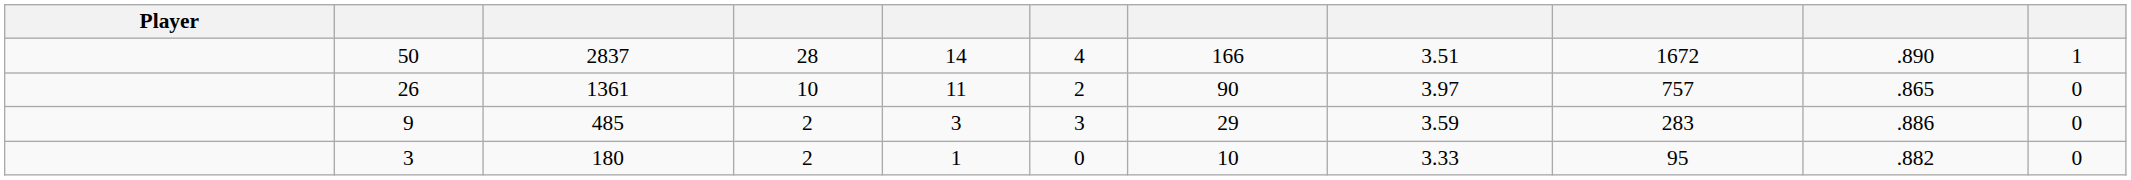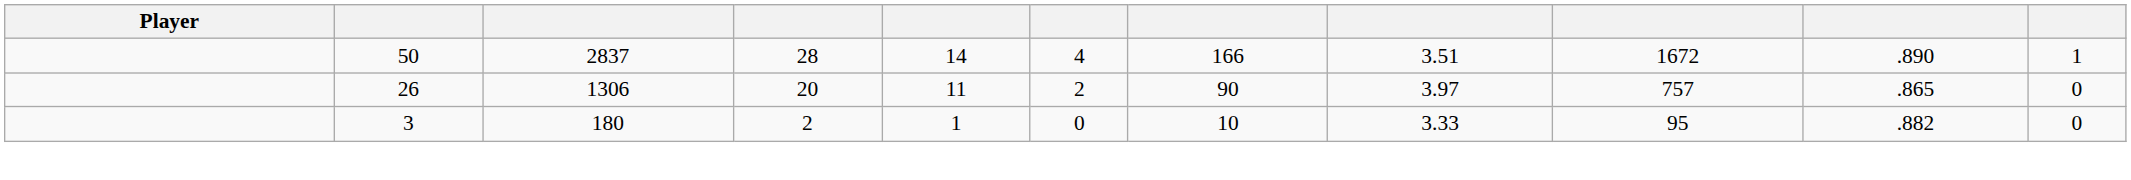(608, 89) 1361 -> (608, 89) 1306
(807, 89) 10 -> (807, 89) 20
- row: (408, 123)
